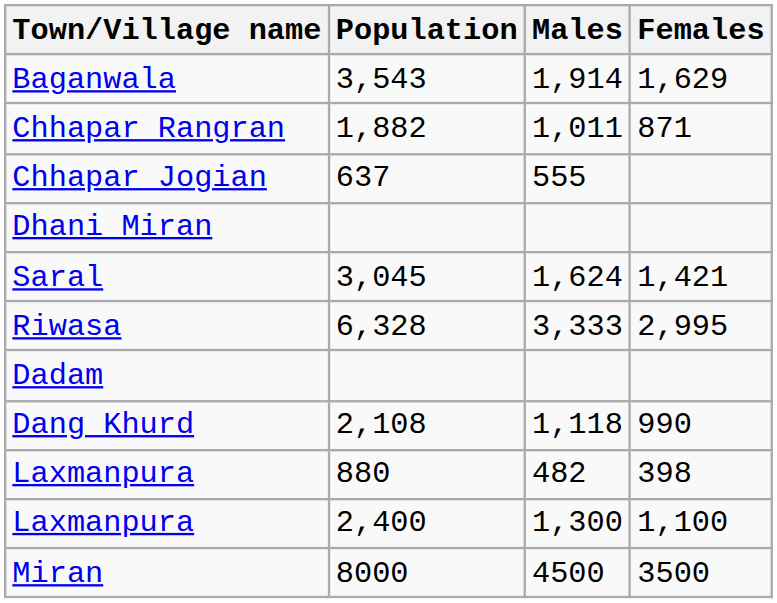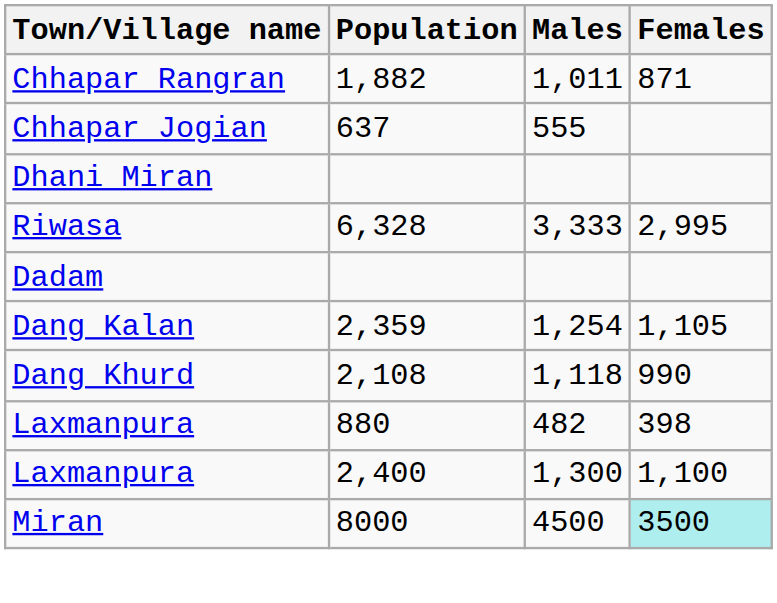- row: (94, 79)
- row: (58, 277)
+ row: (103, 326)
(674, 573) no background -> (674, 524) paleturquoise background
